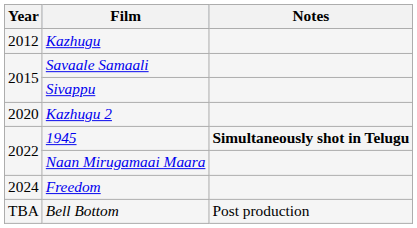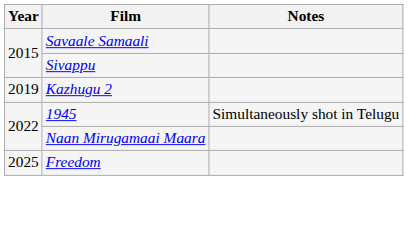- row: (73, 41)
(23, 114) 2020 -> (23, 89) 2019
(311, 138) bold -> (306, 114) normal
(23, 187) 2024 -> (23, 162) 2025
- row: (82, 211)
